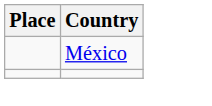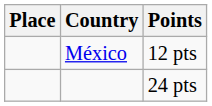+ column: (175, 20)
